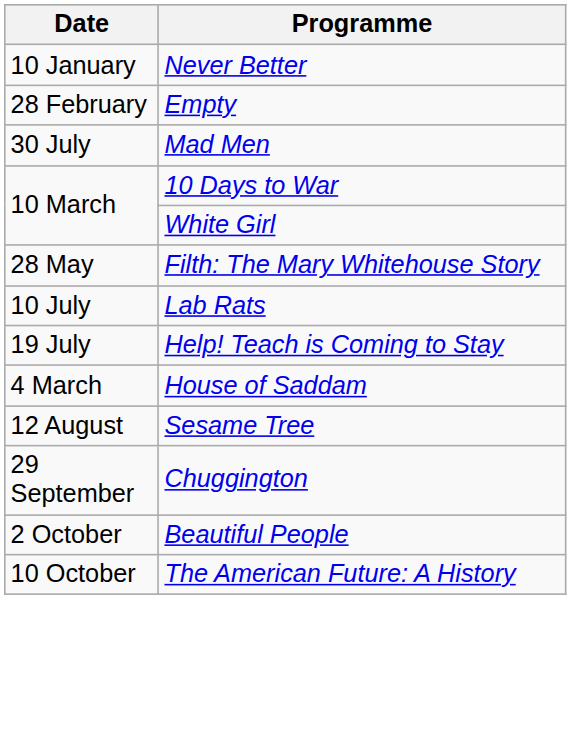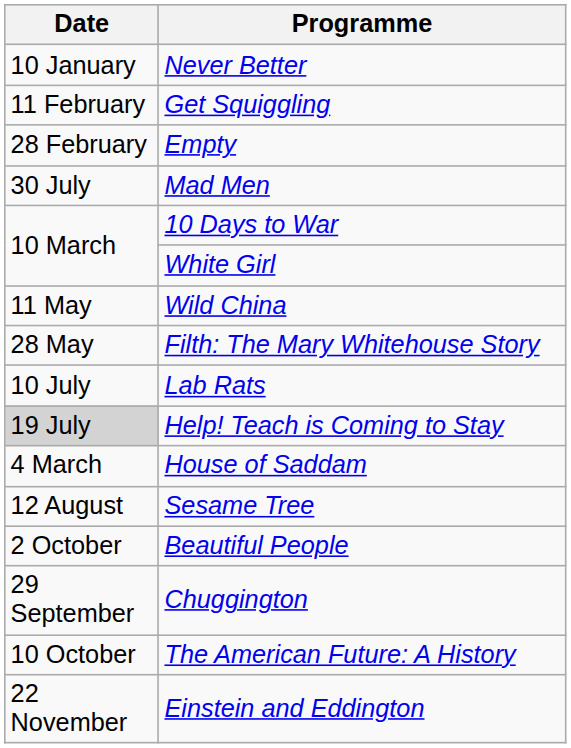+ row: (247, 104)
+ row: (225, 305)
(51, 345) no background -> (51, 425) lightgrey background
rows swapped: (236, 479) <-> (257, 534)
+ row: (294, 708)
